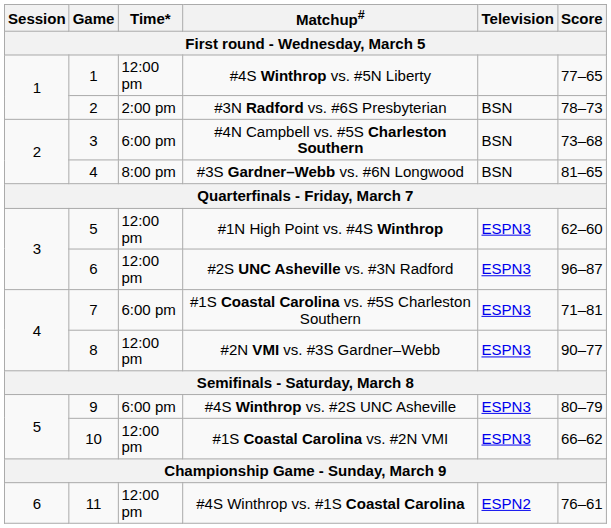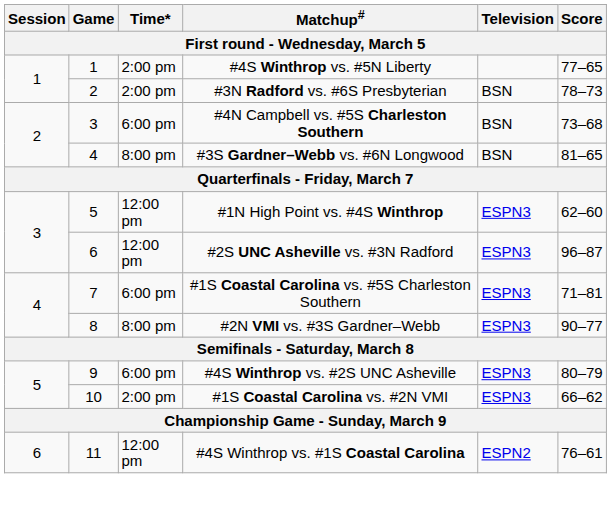(140, 76) 12:00 pm -> (149, 67) 2:00 pm
(140, 350) 12:00 pm -> (149, 325) 8:00 pm
(140, 439) 12:00 pm -> (149, 397) 2:00 pm
